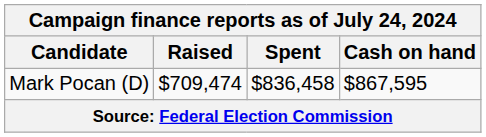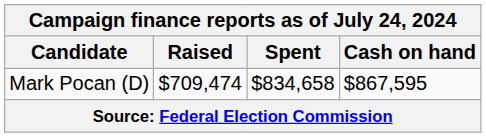(293, 83) $836,458 -> (293, 83) $834,658
